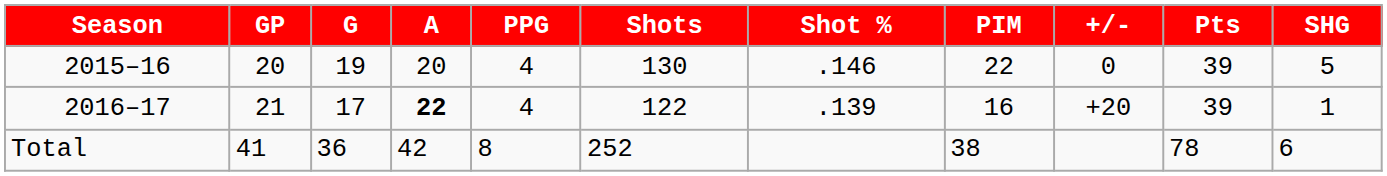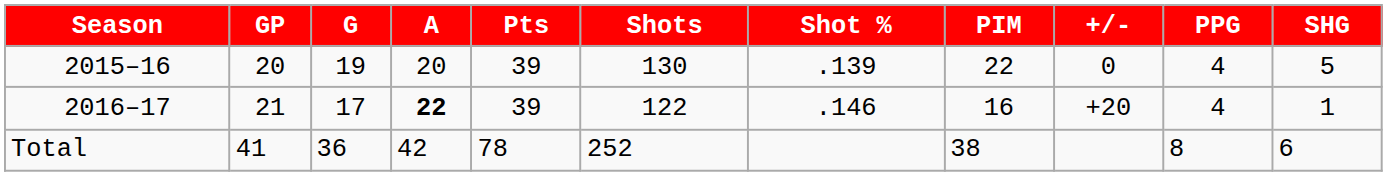columns swapped: (1218, 26) <-> (526, 26)
(846, 67) .146 -> (846, 67) .139
(846, 108) .139 -> (846, 108) .146
